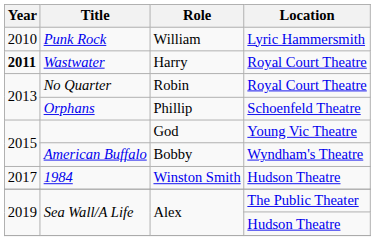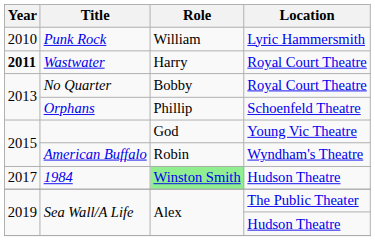(171, 85) Robin -> (173, 85) Bobby
(173, 154) Bobby -> (171, 154) Robin
(197, 177) no background -> (197, 177) lightgreen background
